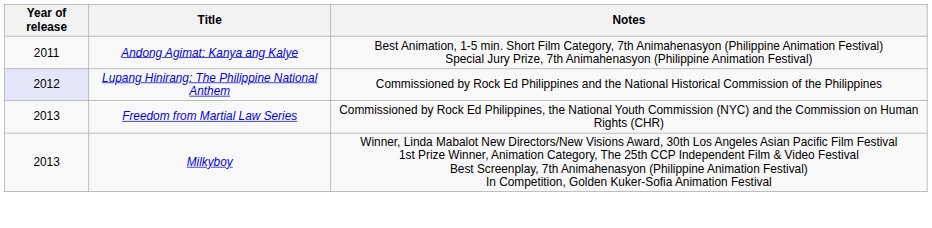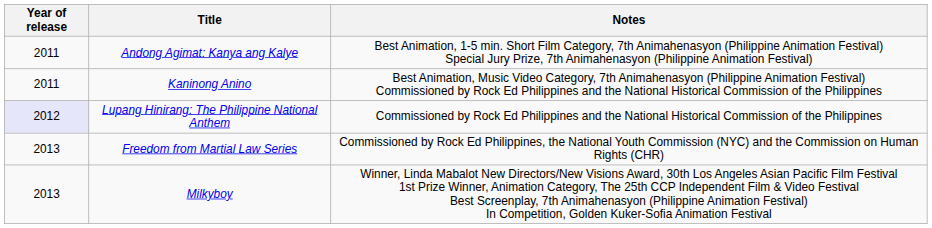+ row: (210, 84)
